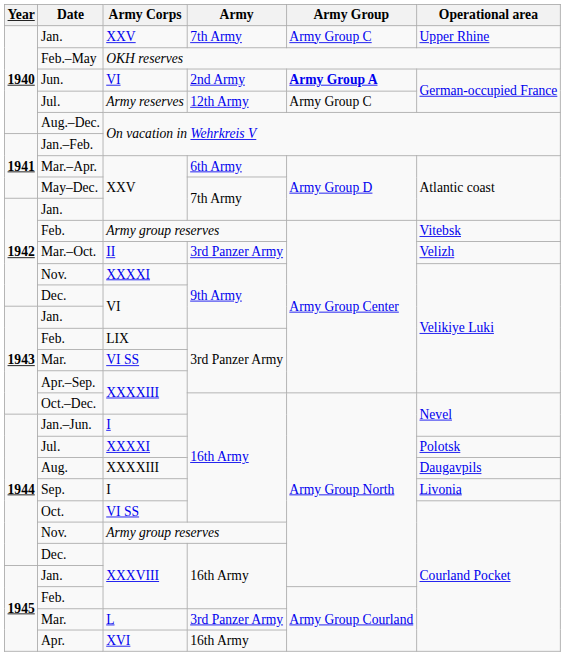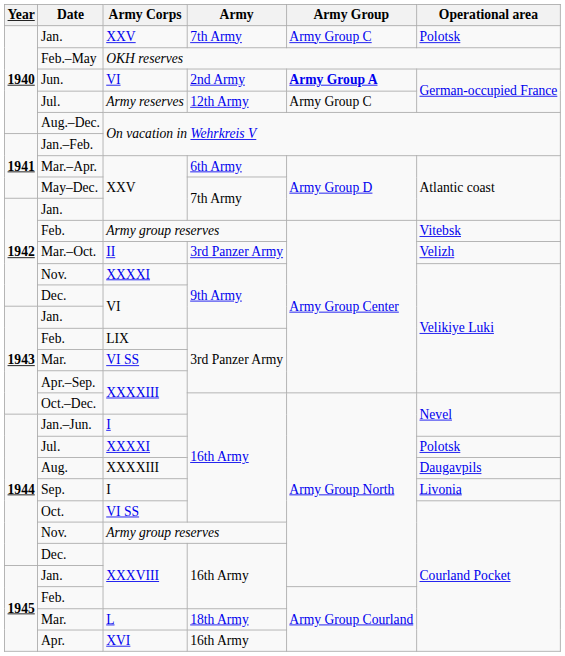(454, 36) Upper Rhine -> (440, 36) Polotsk
(237, 619) 3rd Panzer Army -> (219, 619) 18th Army
